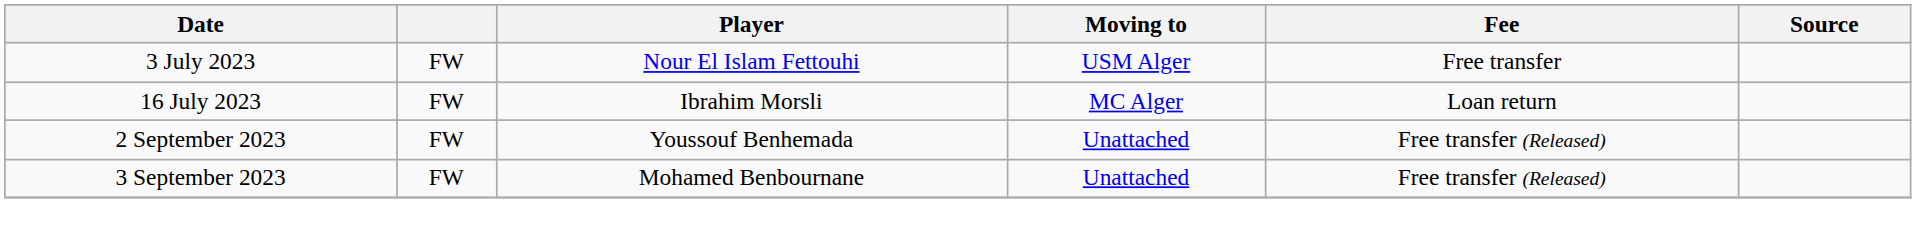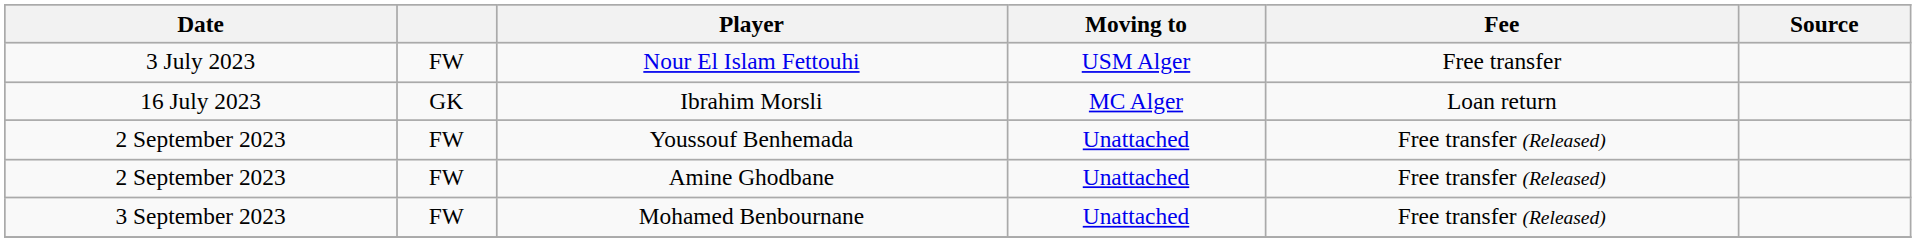(446, 100) FW -> (446, 100) GK
+ row: (751, 177)
